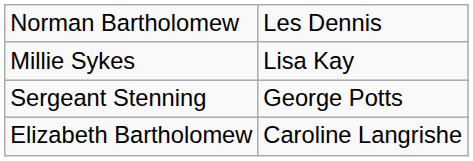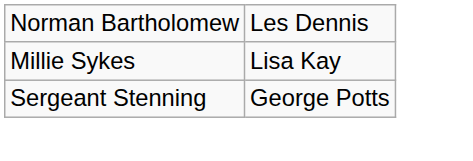- row: (131, 135)
